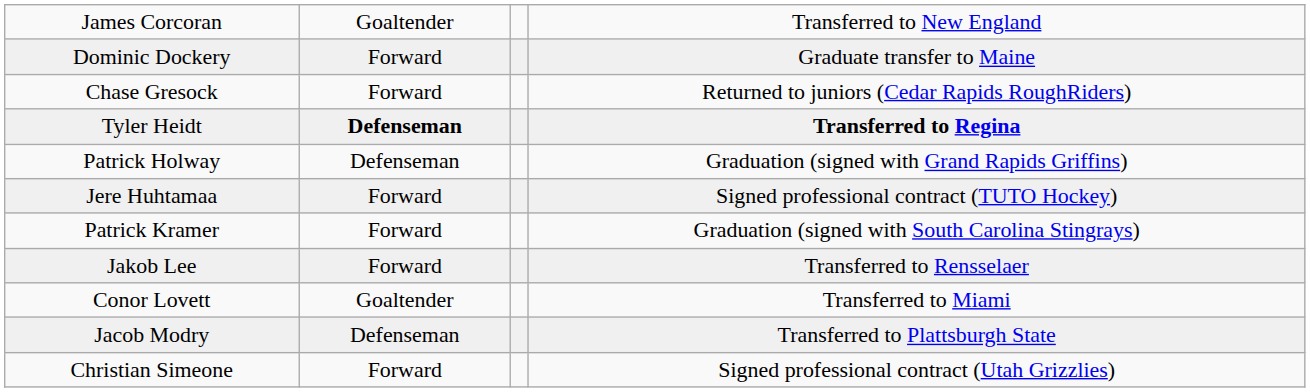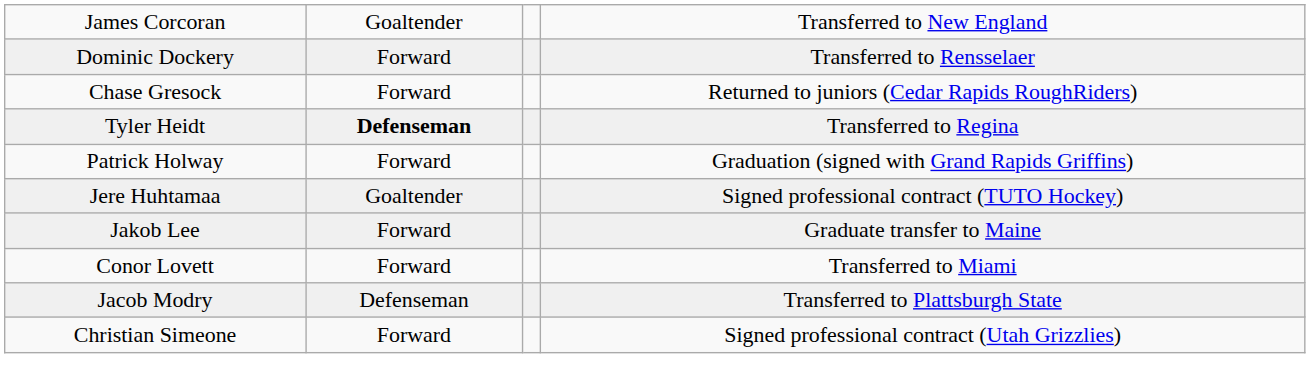(917, 56) Graduate transfer to Maine -> (923, 56) Transferred to Rensselaer
(917, 126) bold -> (923, 126) normal
(405, 160) Defenseman -> (414, 160) Forward
(405, 195) Forward -> (414, 195) Goaltender
- row: (152, 230)
(917, 265) Transferred to Rensselaer -> (923, 230) Graduate transfer to Maine
(405, 299) Goaltender -> (414, 265) Forward
